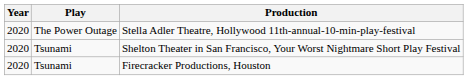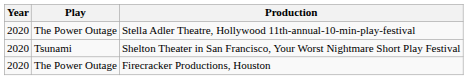(53, 65) Tsunami -> (75, 65) The Power Outage
